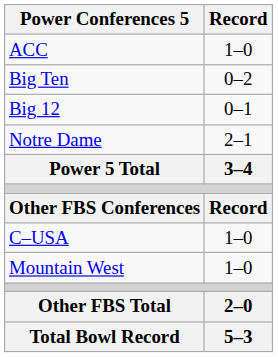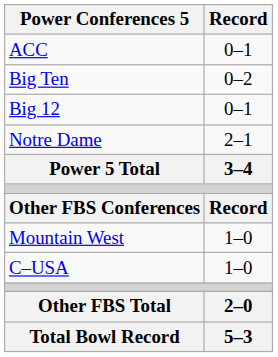(238, 49) 1–0 -> (238, 49) 0–1
rows swapped: (39, 237) <-> (66, 267)
